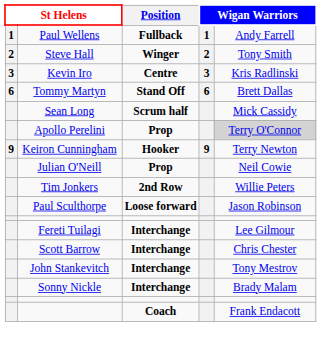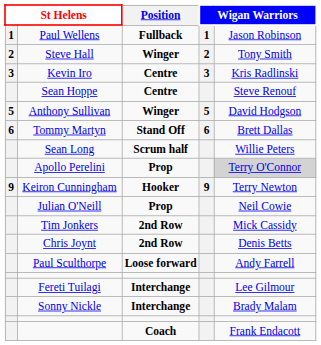(265, 35) Andy Farrell -> (265, 35) Jason Robinson
+ row: (70, 92)
+ row: (70, 111)
(265, 111) Mick Cassidy -> (265, 149) Willie Peters
(265, 187) Willie Peters -> (265, 225) Mick Cassidy
+ row: (70, 244)
(265, 206) Jason Robinson -> (265, 263) Andy Farrell
- row: (70, 249)
- row: (69, 268)
